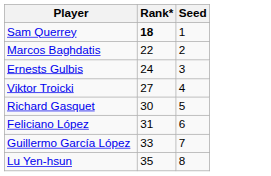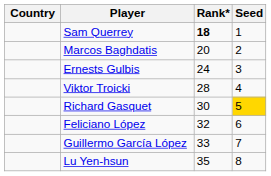+ column: (33, 13)
(147, 50) 22 -> (203, 50) 20
(147, 87) 27 -> (203, 87) 28
(182, 106) no background -> (238, 106) gold background
(147, 124) 31 -> (203, 124) 32
